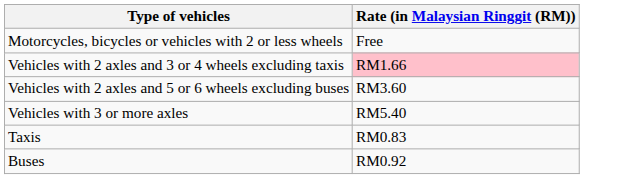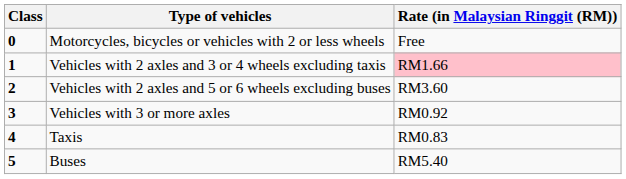+ column: (25, 16)
(381, 112) RM5.40 -> (423, 112) RM0.92
(381, 161) RM0.92 -> (423, 161) RM5.40
